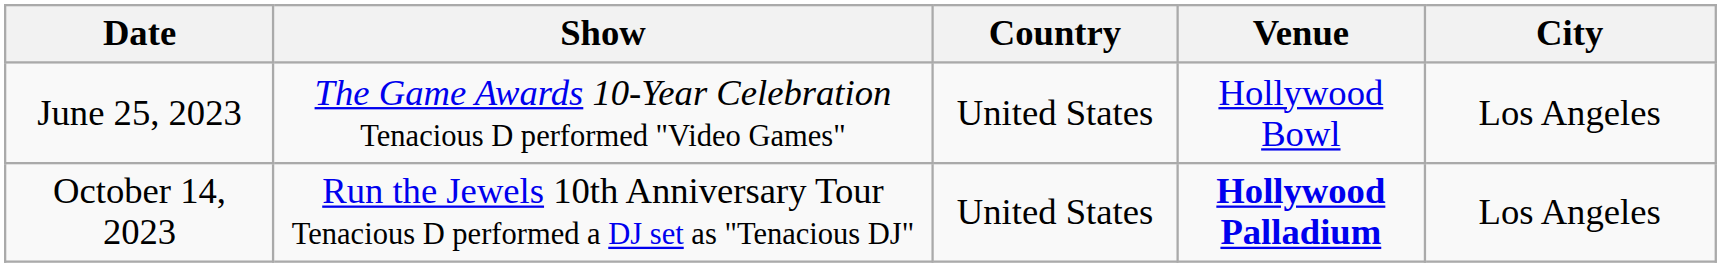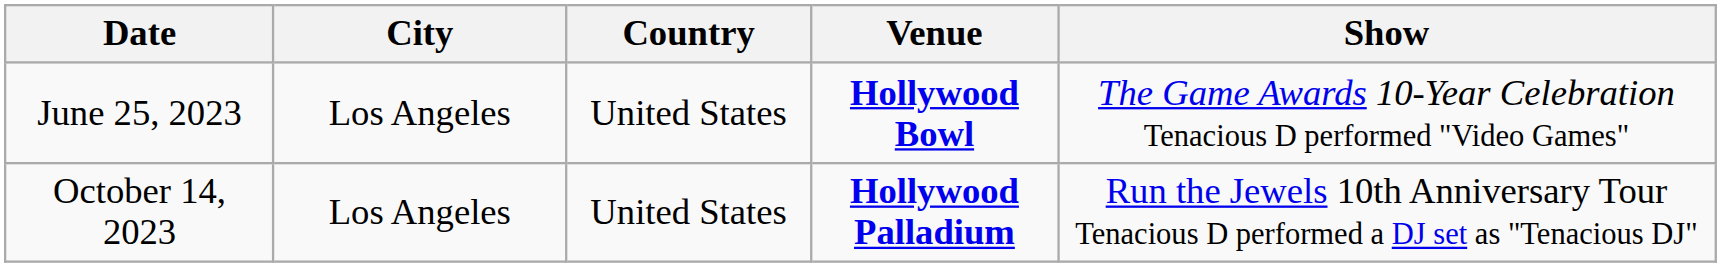columns swapped: (1570, 33) <-> (603, 33)
(1301, 112) normal -> (934, 112) bold
